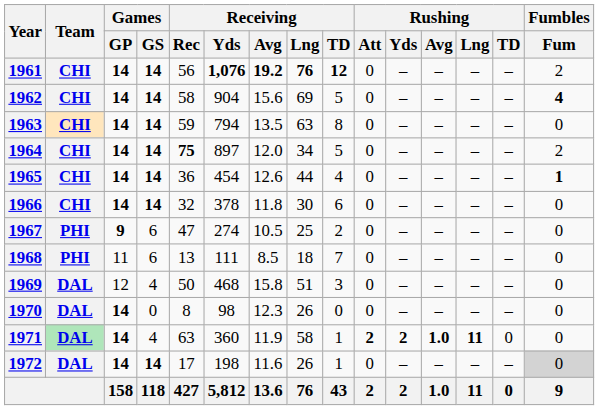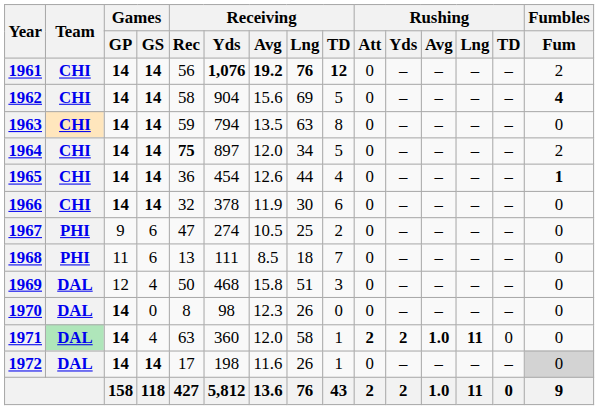(268, 204) 11.8 -> (268, 204) 11.9
(120, 230) bold -> (120, 230) normal
(268, 337) 11.9 -> (268, 337) 12.0
